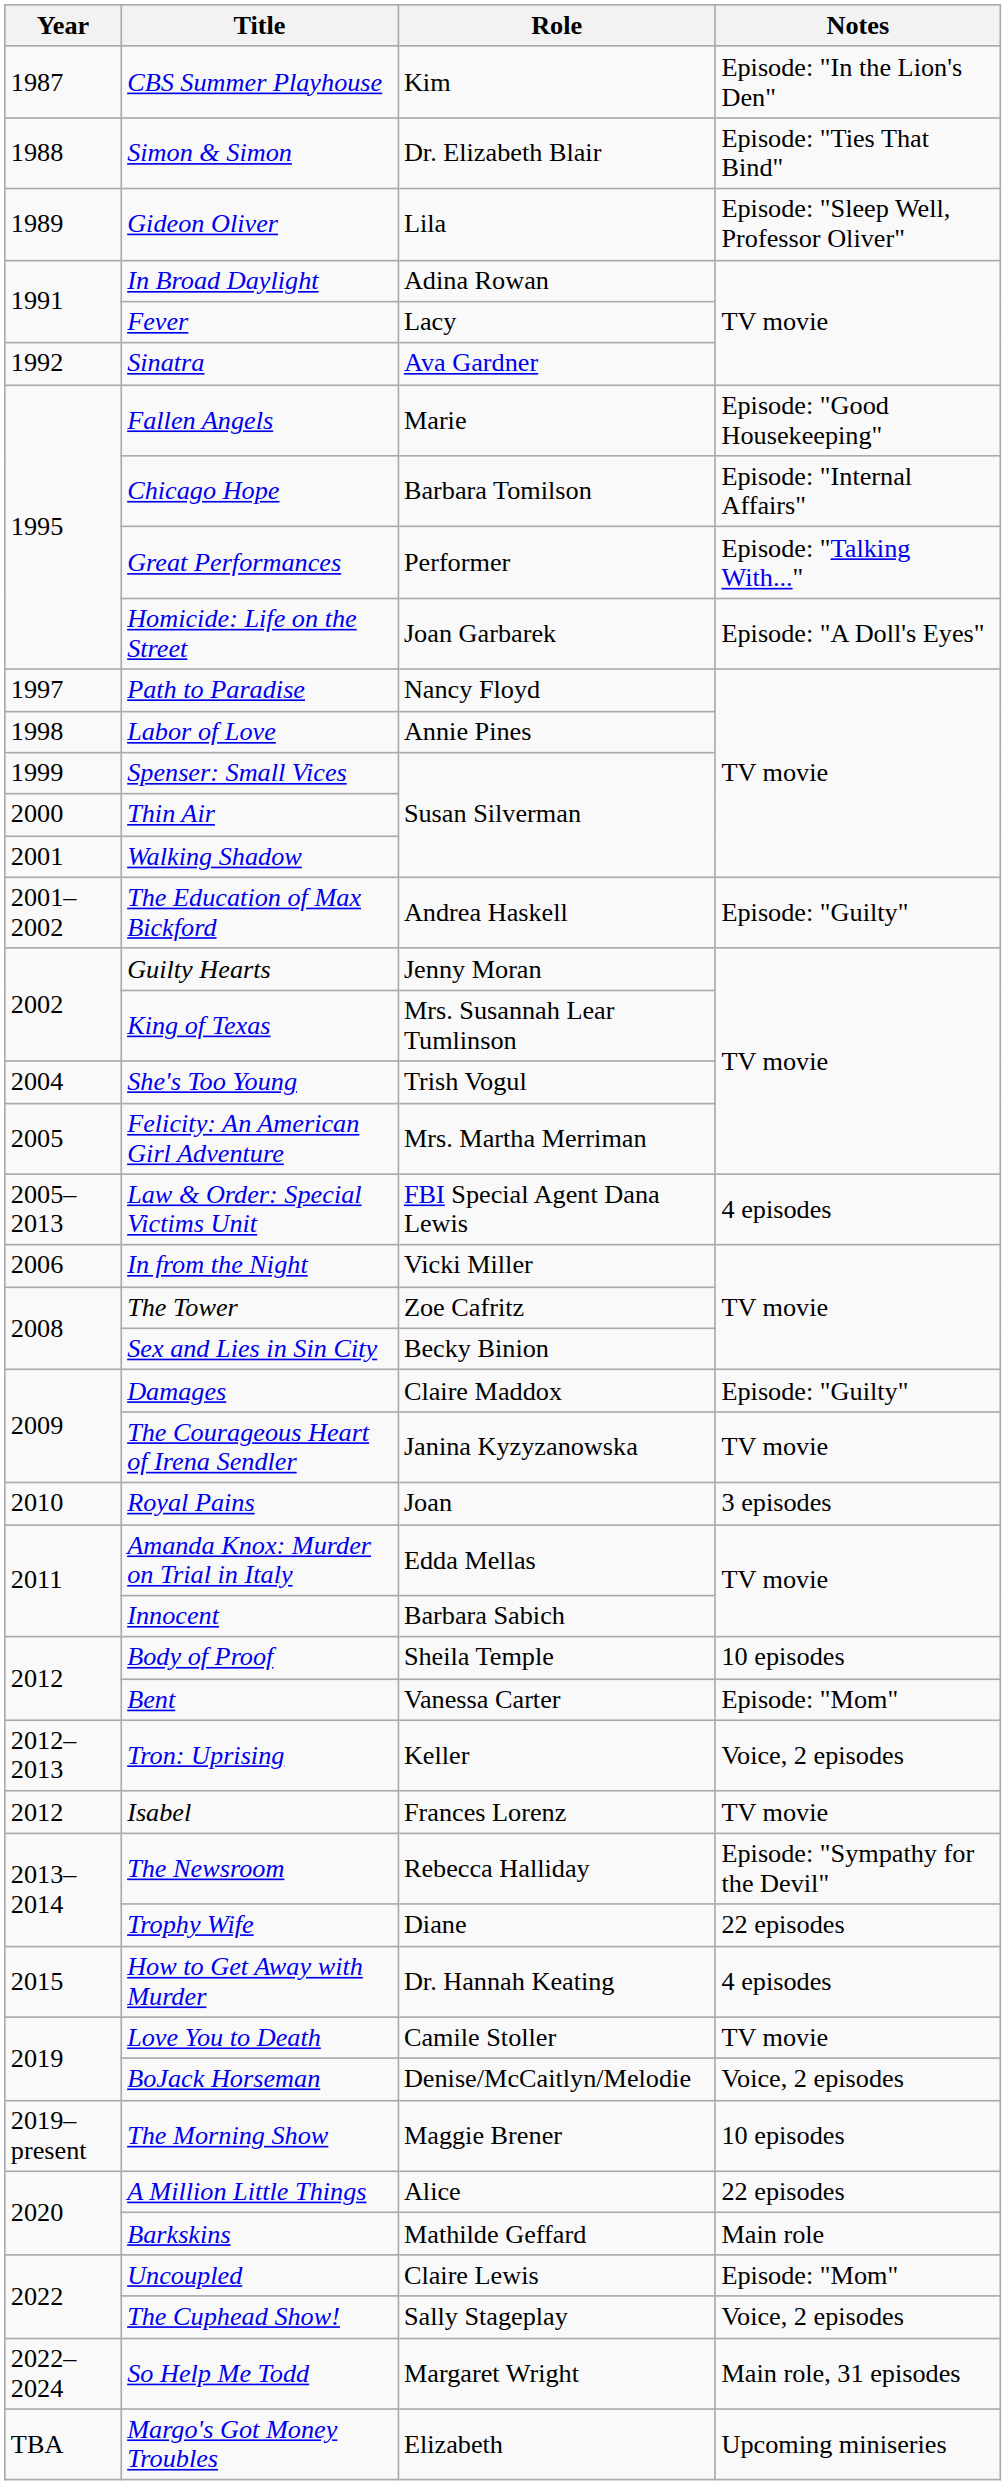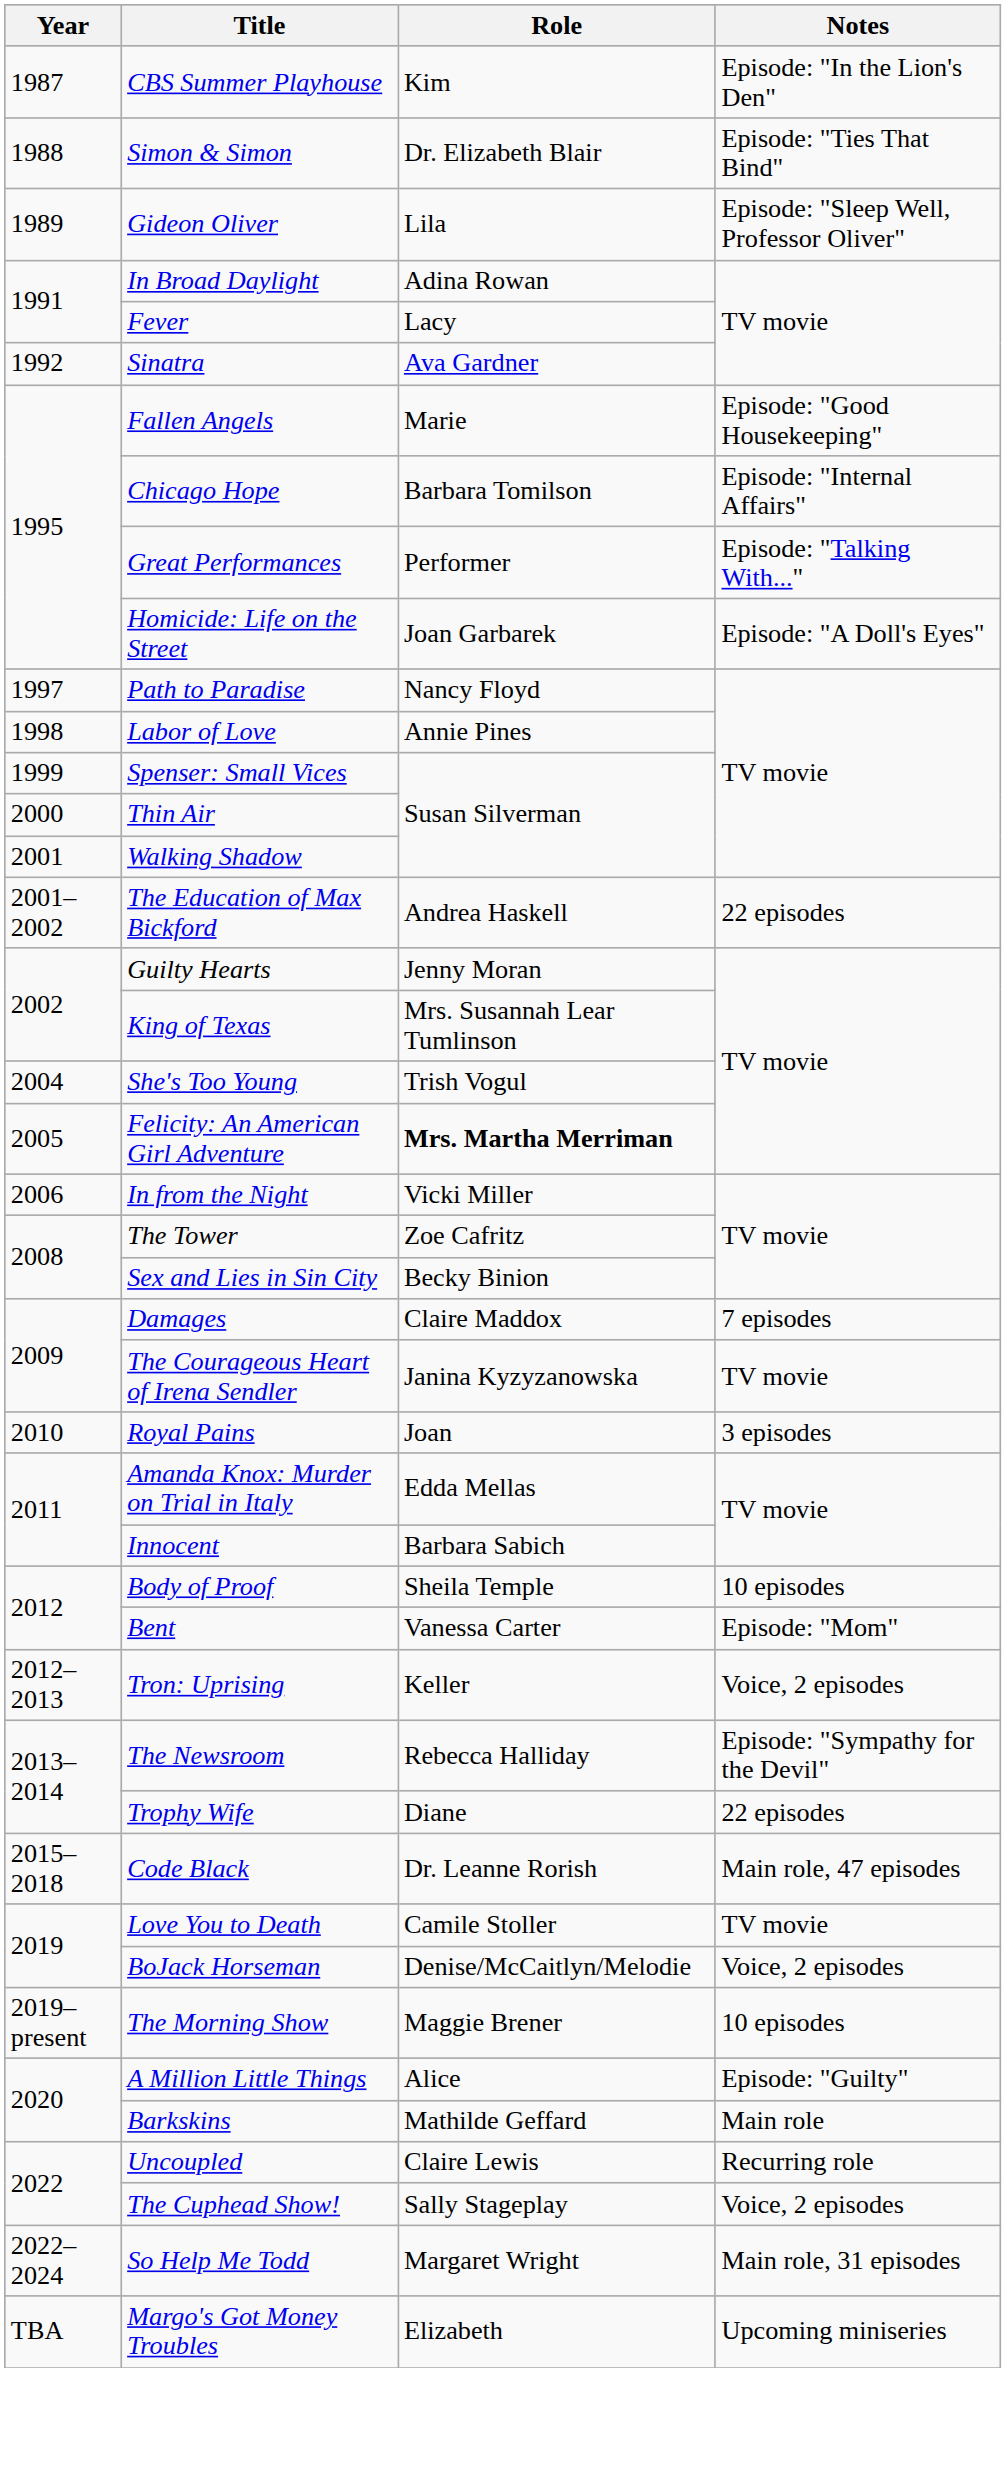(815, 912) Episode: "Guilty" -> (783, 912) 22 episodes
(525, 1138) normal -> (538, 1138) bold
- row: (244, 1209)
(815, 1390) Episode: "Guilty" -> (777, 1319) 7 episodes
- row: (159, 1811)
- row: (245, 1981)
+ row: (188, 1868)
(783, 2191) 22 episodes -> (815, 2078) Episode: "Guilty"
(810, 2274) Episode: "Mom" -> (798, 2162) Recurring role
